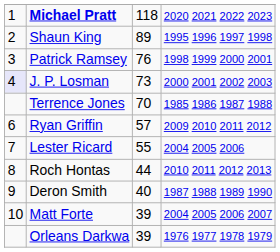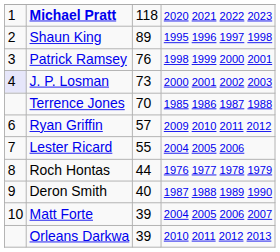(218, 170) 2010 2011 2012 2013 -> (218, 170) 1976 1977 1978 1979
(218, 236) 1976 1977 1978 1979 -> (218, 236) 2010 2011 2012 2013
